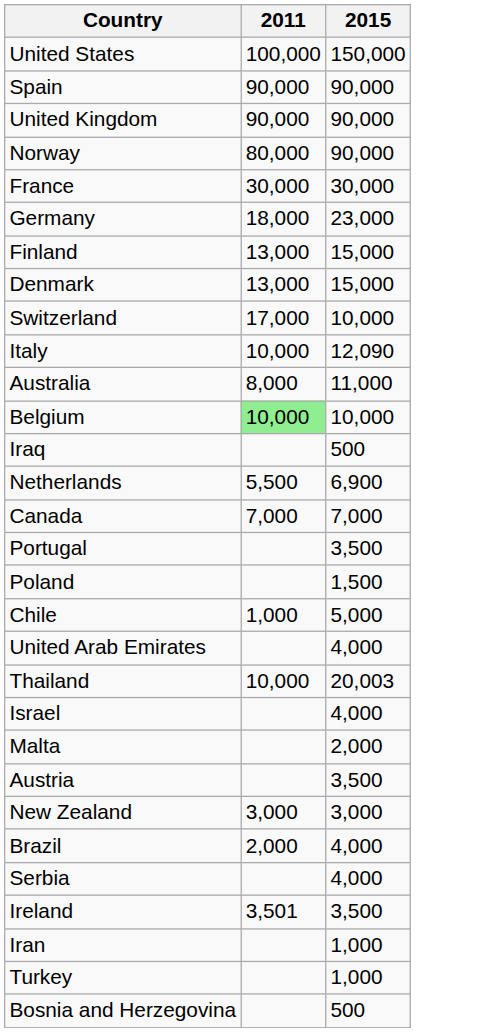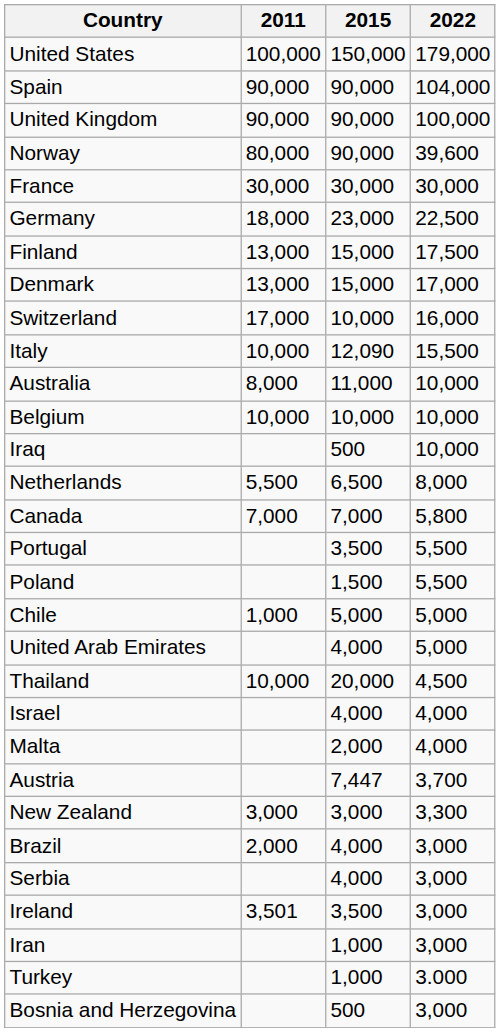+ column: (453, 20)
(277, 416) lightgreen background -> (277, 416) no background
(356, 482) 6,900 -> (356, 482) 6,500
(362, 680) 20,003 -> (362, 680) 20,000
(356, 779) 3,500 -> (356, 779) 7,447
